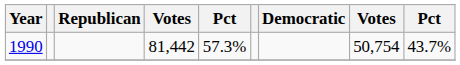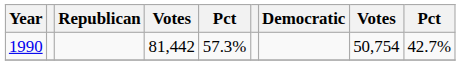(429, 46) 43.7% -> (429, 46) 42.7%
